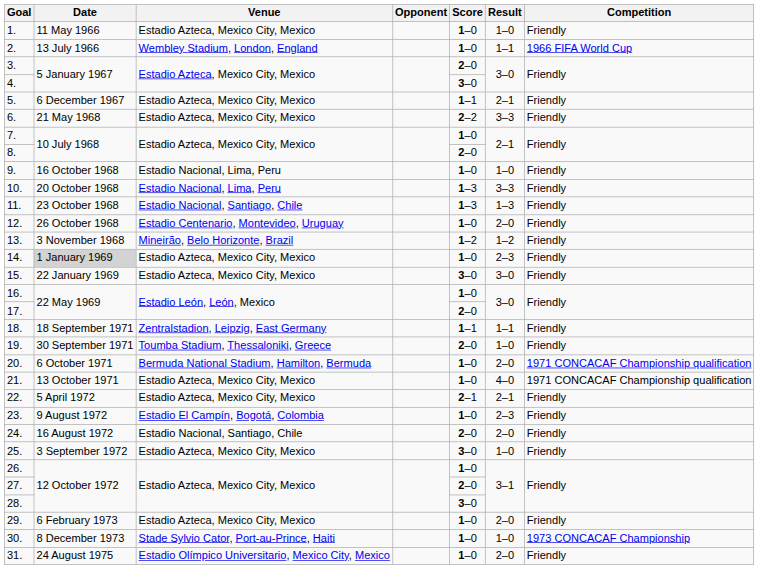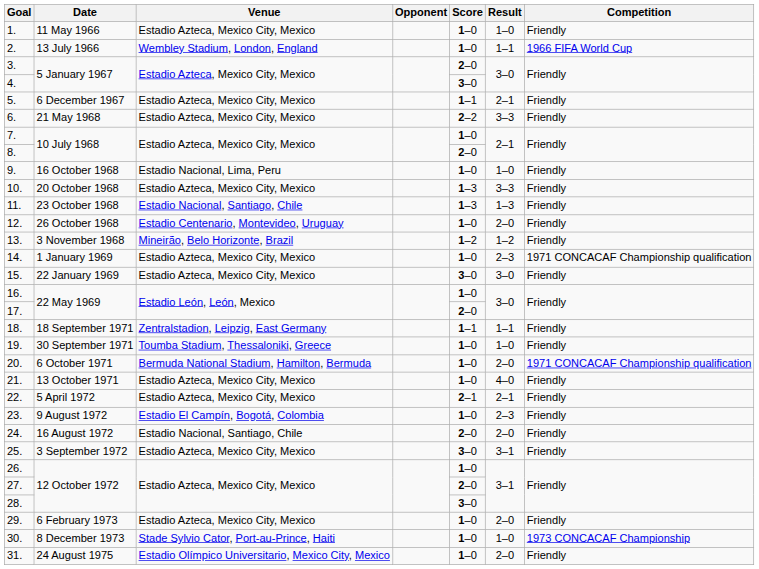(210, 188) Estadio Nacional, Lima, Peru -> (227, 188) Estadio Azteca, Mexico City, Mexico
(75, 258) lightgrey background -> (75, 258) no background
(546, 258) Friendly -> (639, 258) 1971 CONCACAF Championship qualification
(468, 345) 2–0 -> (468, 345) 1–0
(639, 380) 1971 CONCACAF Championship qualification -> (546, 380) Friendly
(505, 450) 1–0 -> (505, 450) 3–1
